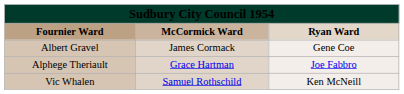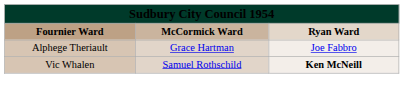- row: (70, 48)
(334, 81) normal -> (334, 64) bold
